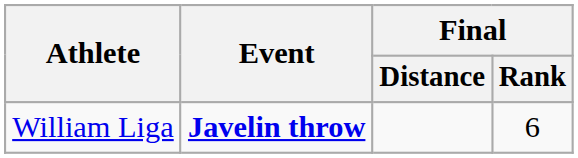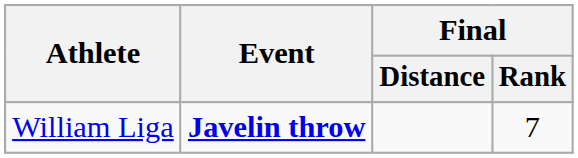(532, 127) 6 -> (532, 127) 7
